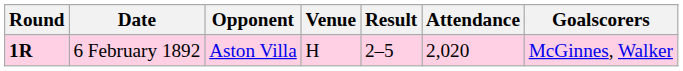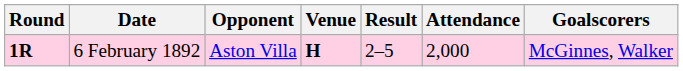(312, 50) normal -> (313, 50) bold
(448, 50) 2,020 -> (448, 50) 2,000
